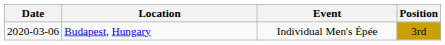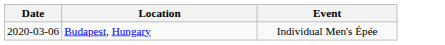- column: (419, 13)
